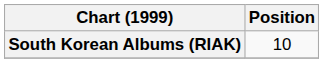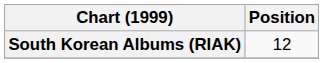(282, 44) 10 -> (282, 44) 12
